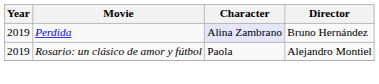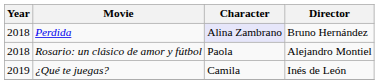(18, 33) 2019 -> (18, 33) 2018
(18, 51) 2019 -> (18, 51) 2018
+ row: (72, 70)
